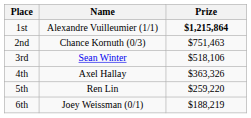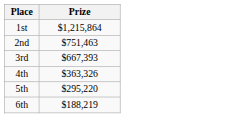- column: (103, 12)
(206, 27) bold -> (80, 27) normal
(206, 58) $518,106 -> (80, 58) $667,393
(206, 89) $259,220 -> (80, 89) $295,220
